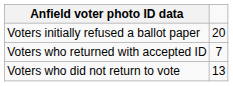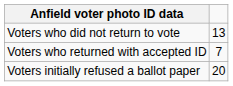rows swapped: (104, 33) <-> (94, 71)
